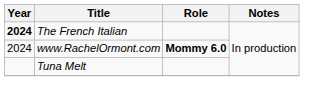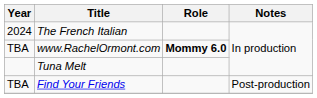(19, 31) bold -> (19, 31) normal
(19, 48) 2024 -> (18, 48) TBA
+ row: (81, 84)
